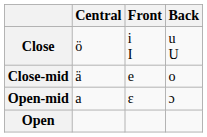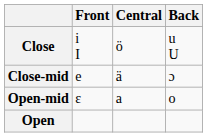columns swapped: (145, 15) <-> (98, 15)
(172, 76) o -> (172, 76) ɔ
(172, 98) ɔ -> (172, 98) o
